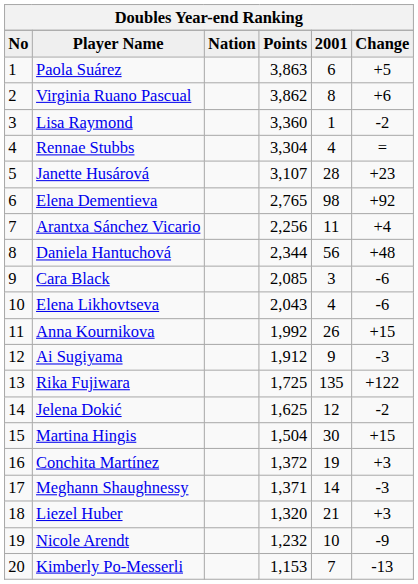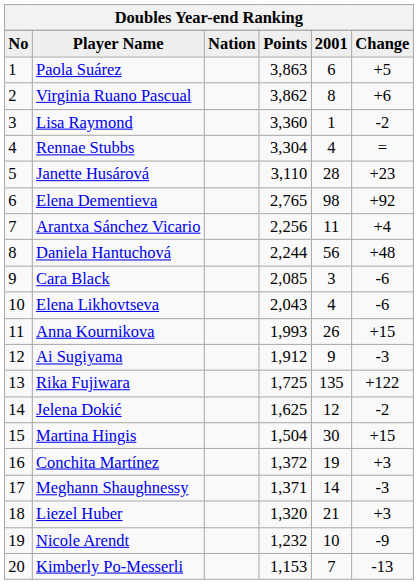(289, 174) 3,107 -> (289, 174) 3,110
(289, 252) 2,344 -> (289, 252) 2,244
(289, 331) 1,992 -> (289, 331) 1,993
